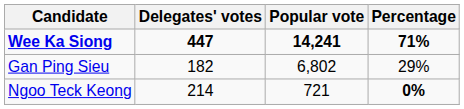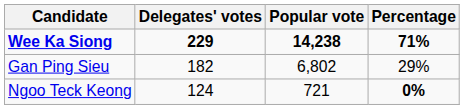(200, 41) 447 -> (200, 41) 229
(317, 41) 14,241 -> (317, 41) 14,238
(200, 91) 214 -> (200, 91) 124
